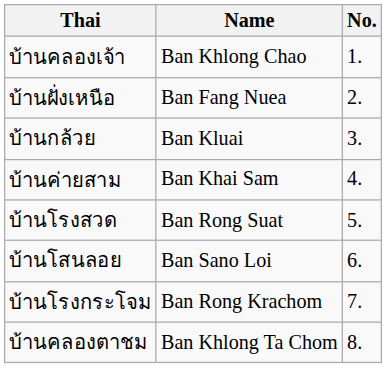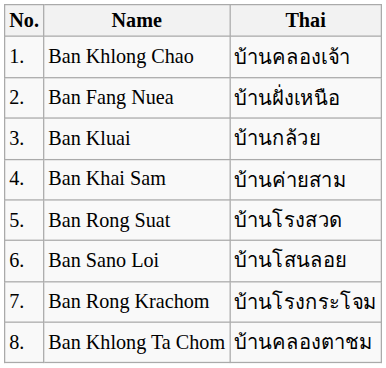columns swapped: (362, 20) <-> (80, 20)
